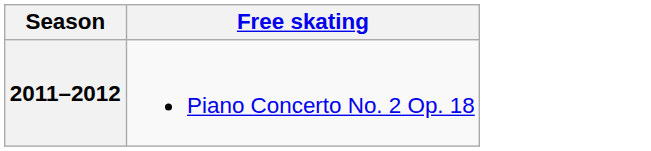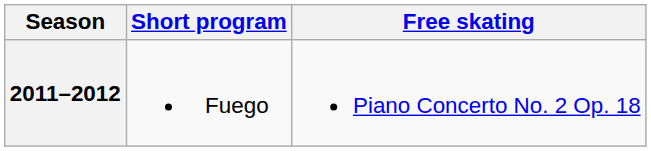+ column: (209, 22)
